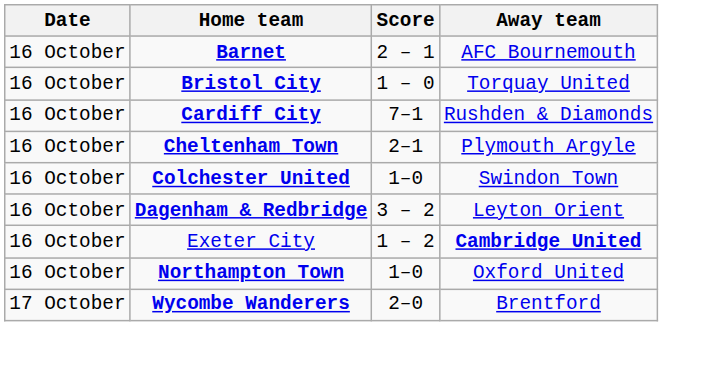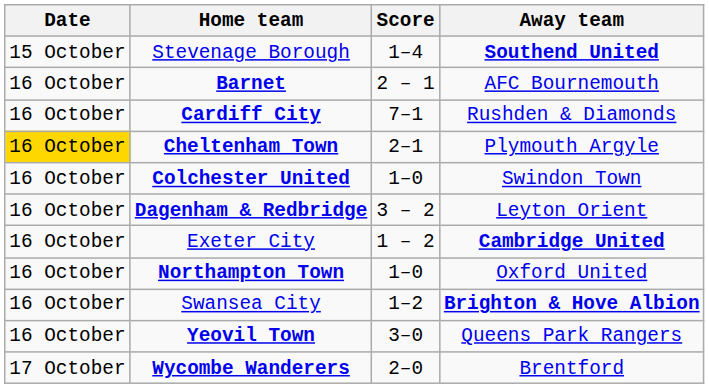+ row: (251, 52)
- row: (251, 84)
(67, 147) no background -> (67, 147) gold background
+ row: (251, 305)
+ row: (251, 336)
